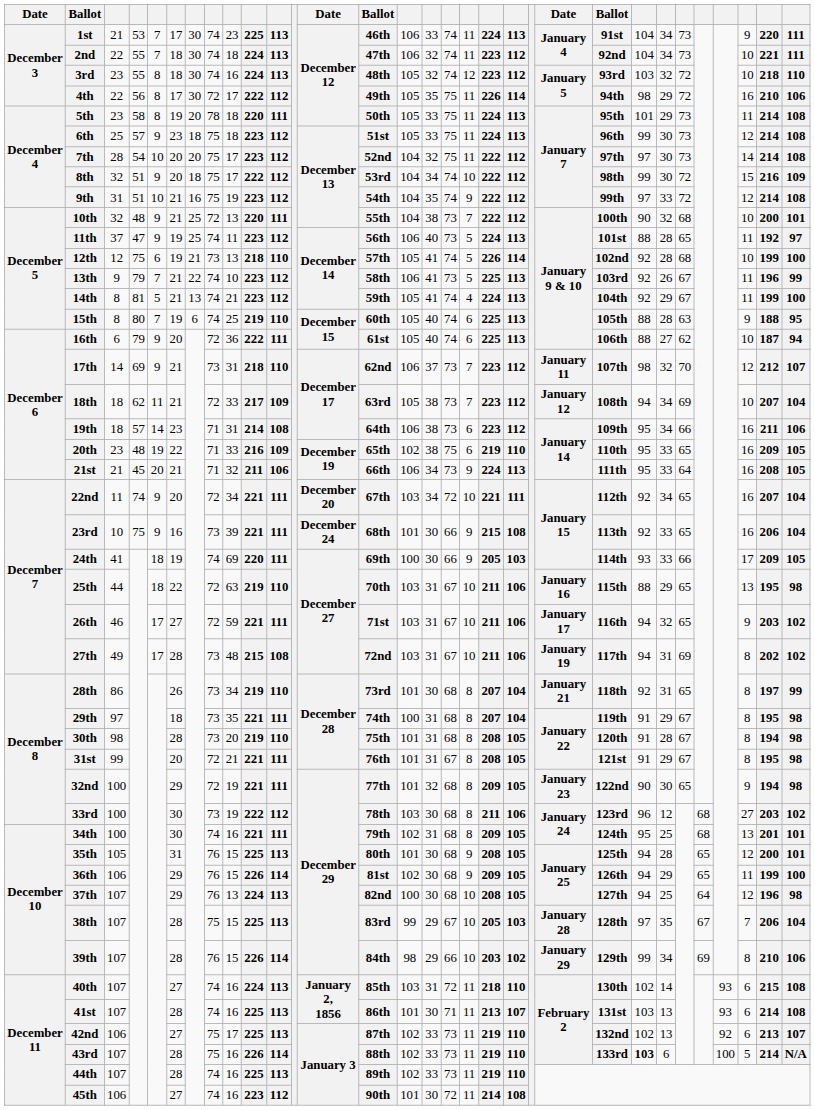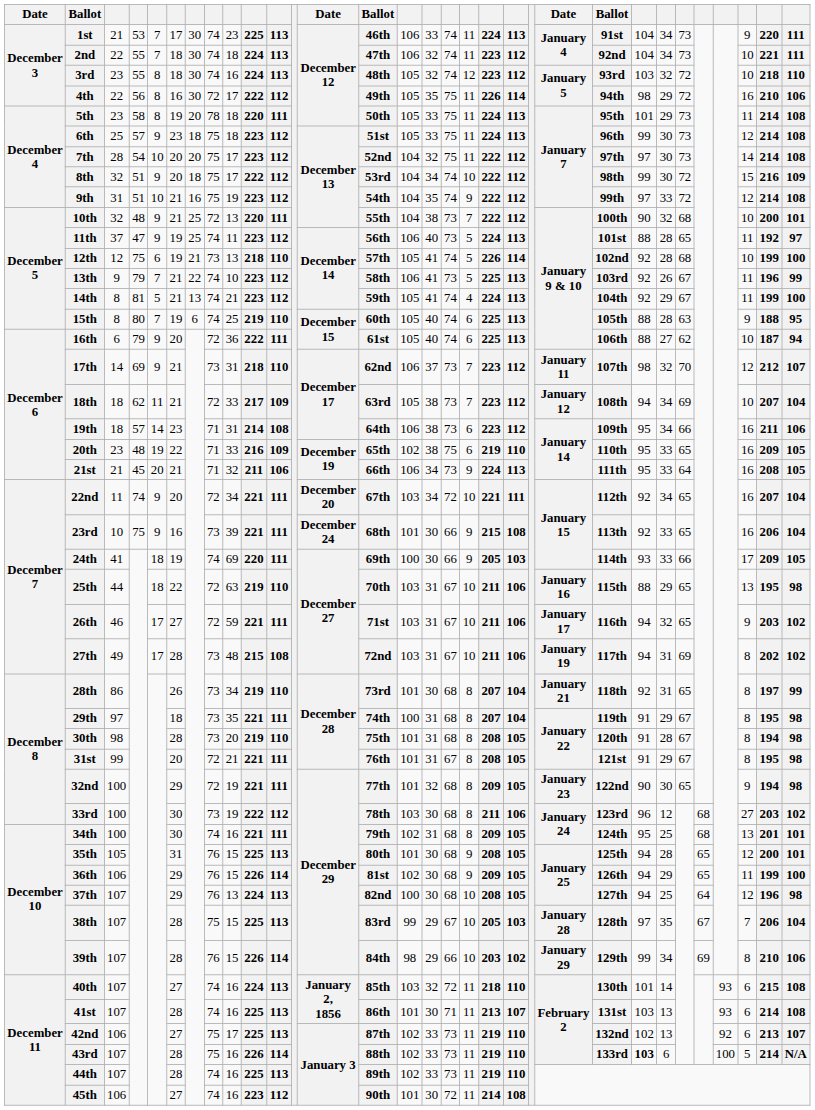(176, 95) 17 -> (176, 95) 16
(432, 987) 31 -> (432, 987) 32
(644, 987) 102 -> (644, 987) 101
